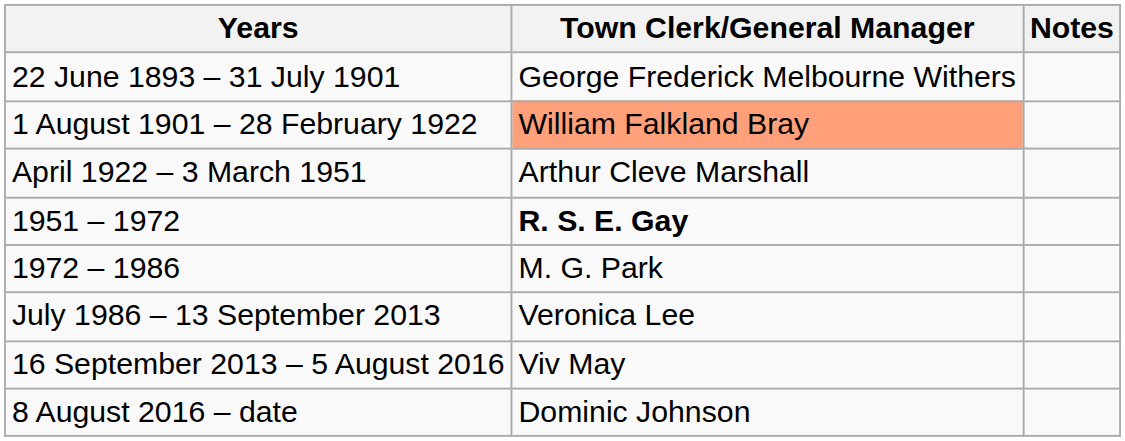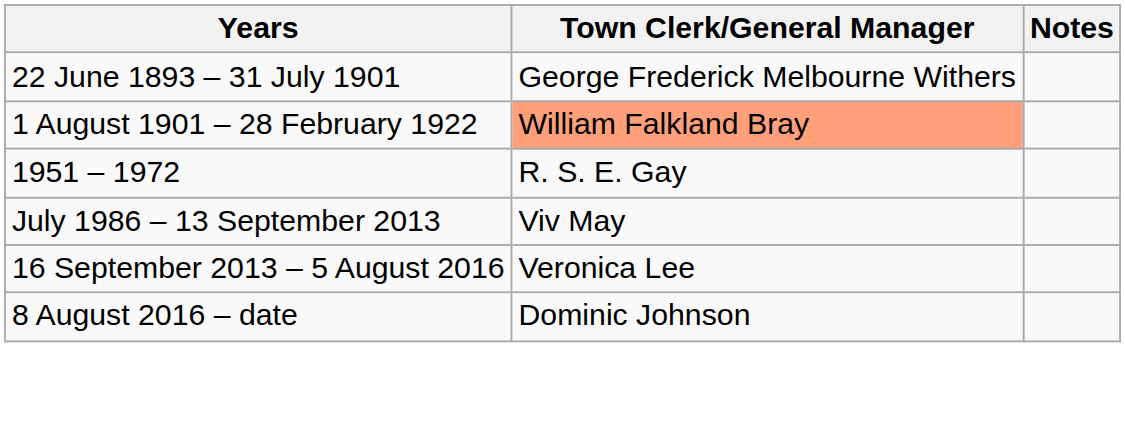- row: (189, 172)
(603, 220) bold -> (603, 172) normal
- row: (96, 268)
(607, 316) Veronica Lee -> (572, 220) Viv May
(572, 364) Viv May -> (607, 268) Veronica Lee
